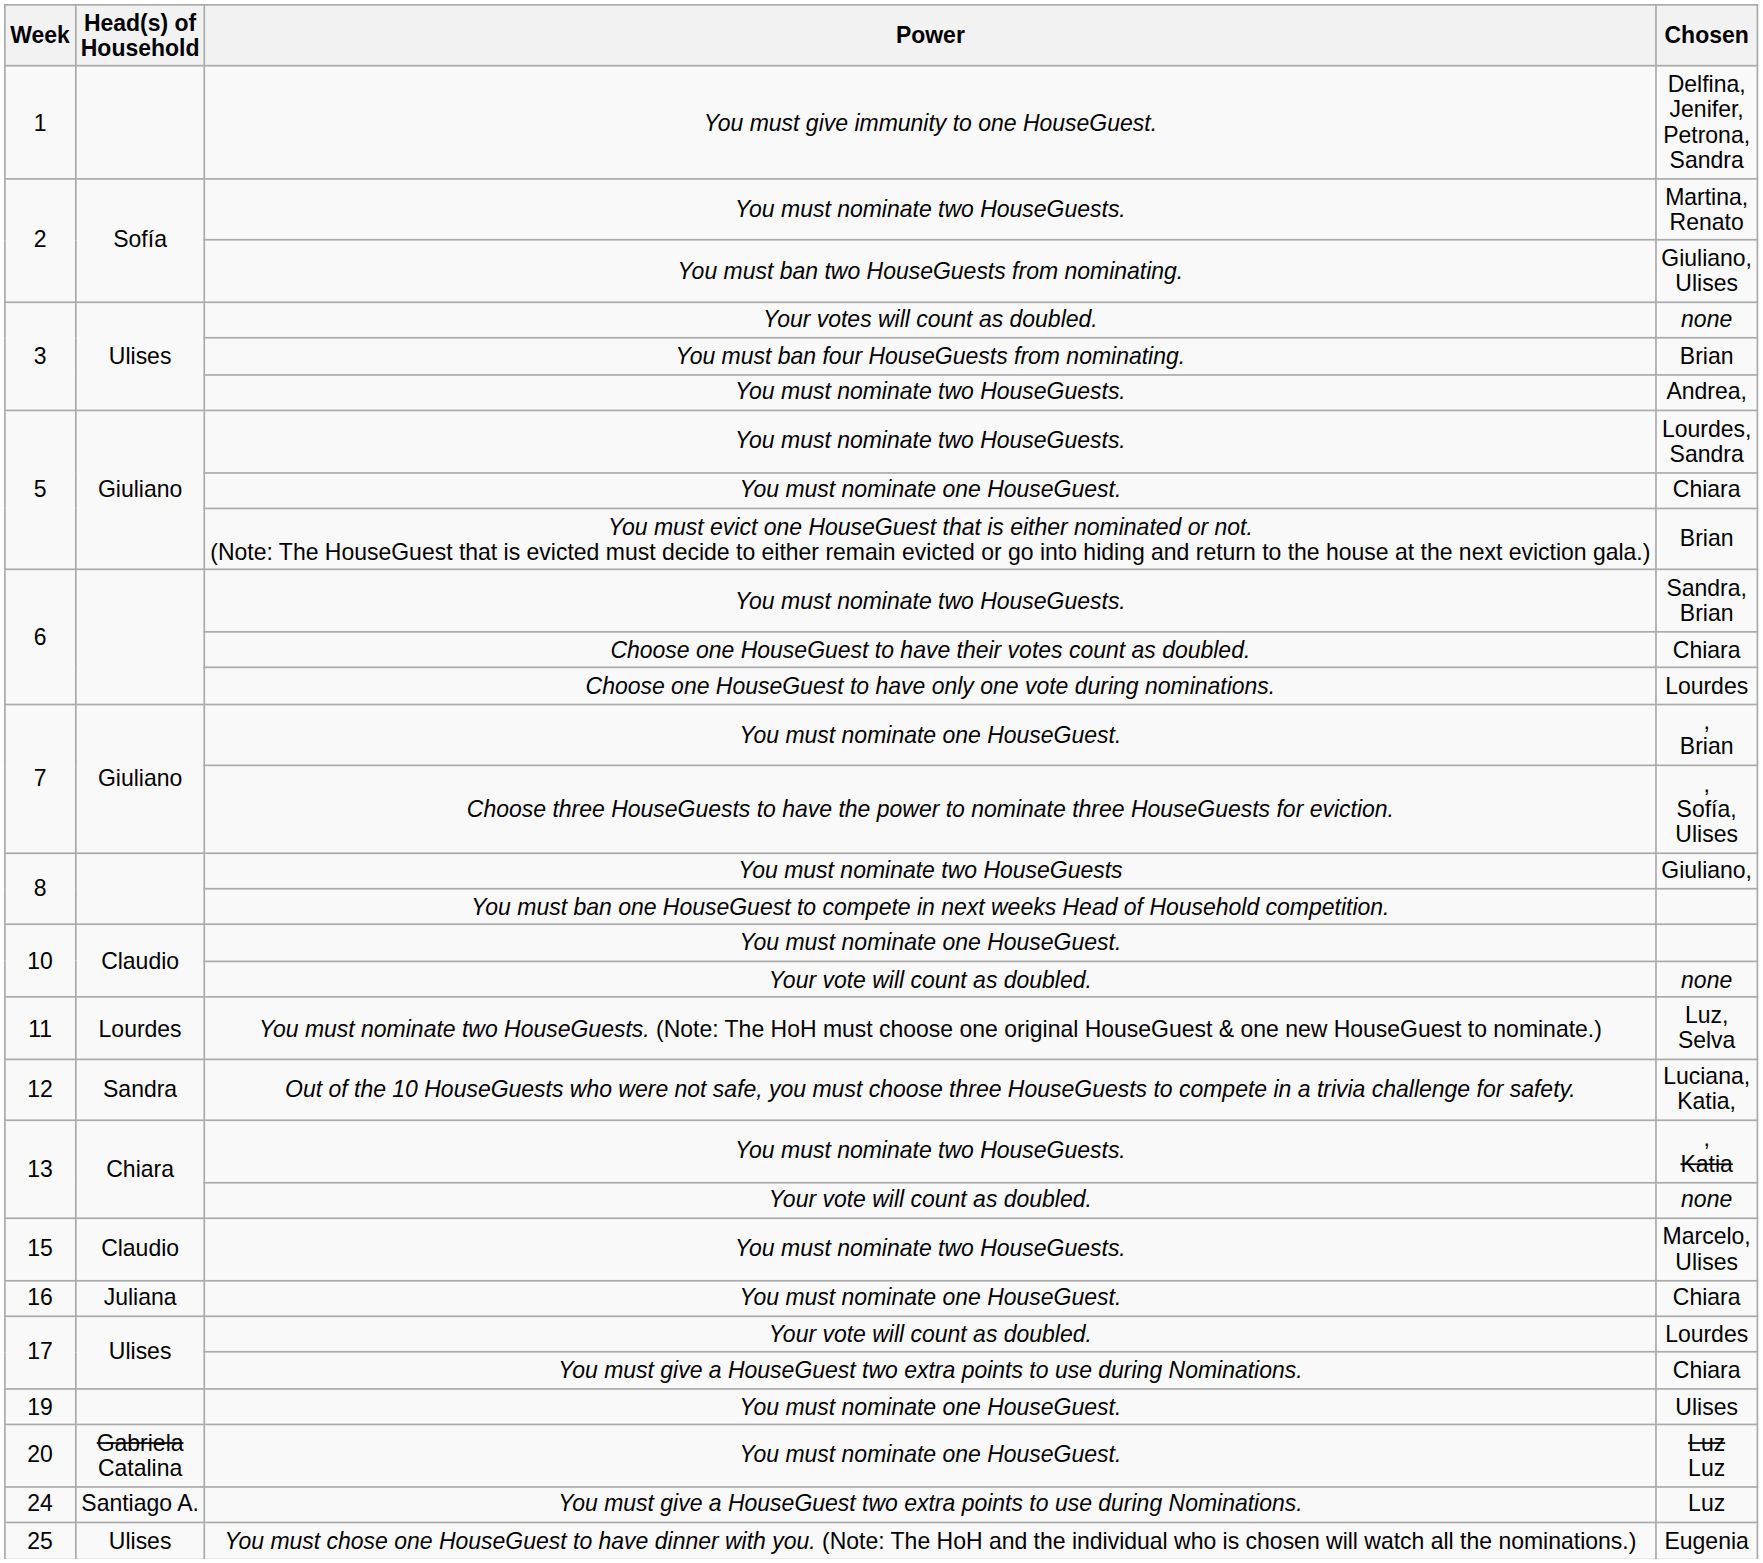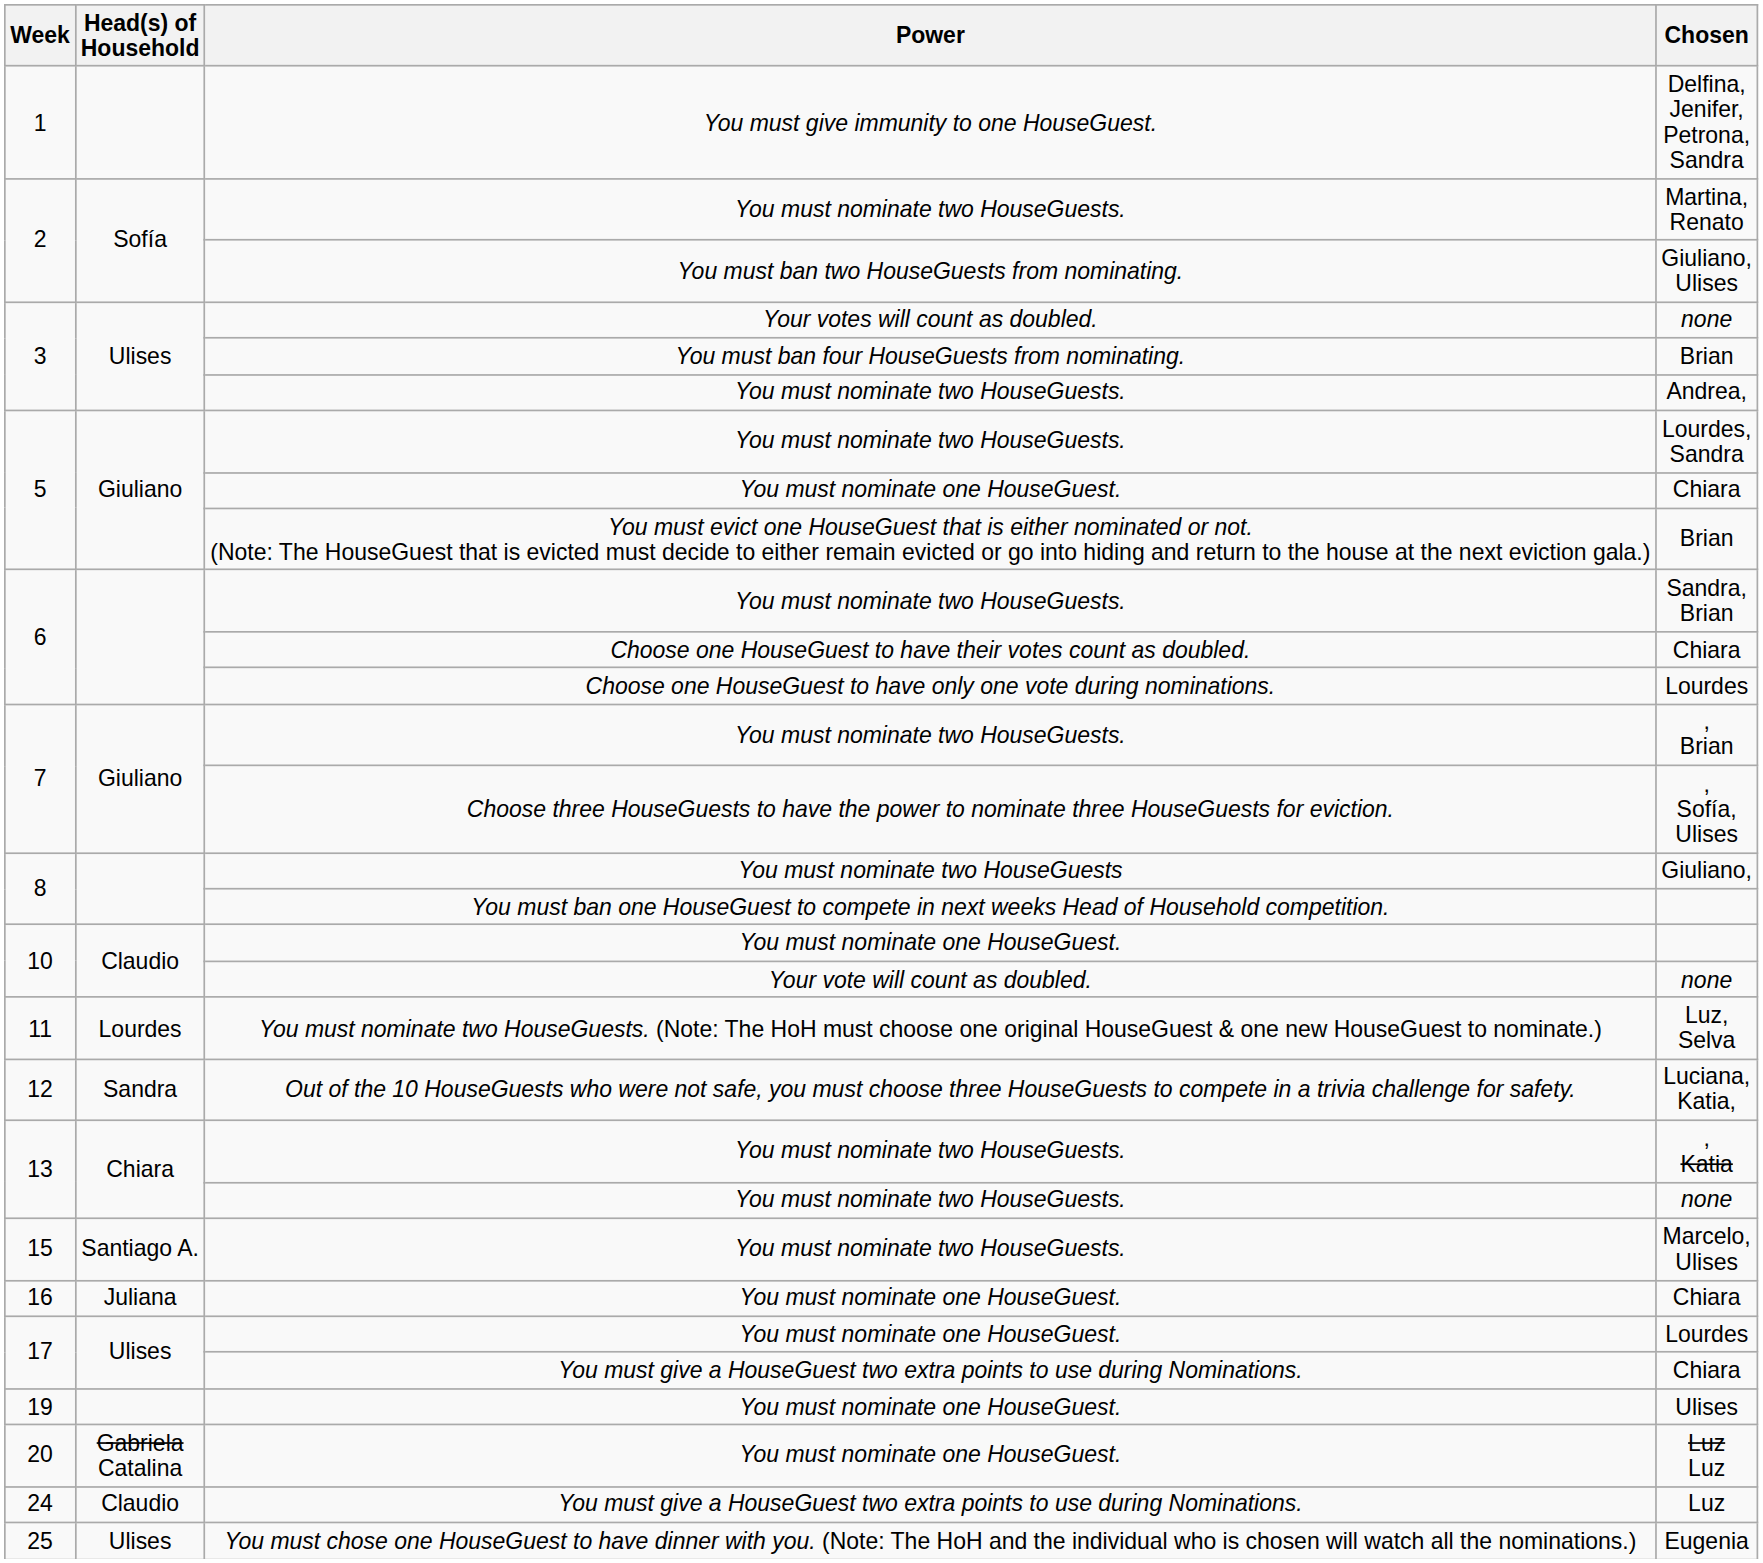(930, 734) You must nominate one HouseGuest. -> (930, 734) You must nominate two HouseGuests.
(930, 1200) Your vote will count as doubled. -> (930, 1200) You must nominate two HouseGuests.
(140, 1249) Claudio -> (140, 1249) Santiago A.
(930, 1334) Your vote will count as doubled. -> (930, 1334) You must nominate one HouseGuest.
(140, 1504) Santiago A. -> (140, 1504) Claudio
